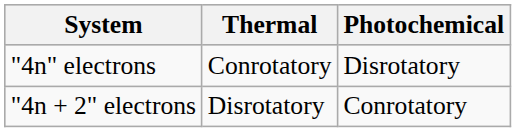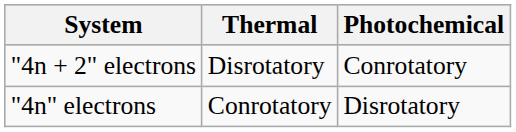rows swapped: (83, 65) <-> (103, 106)
